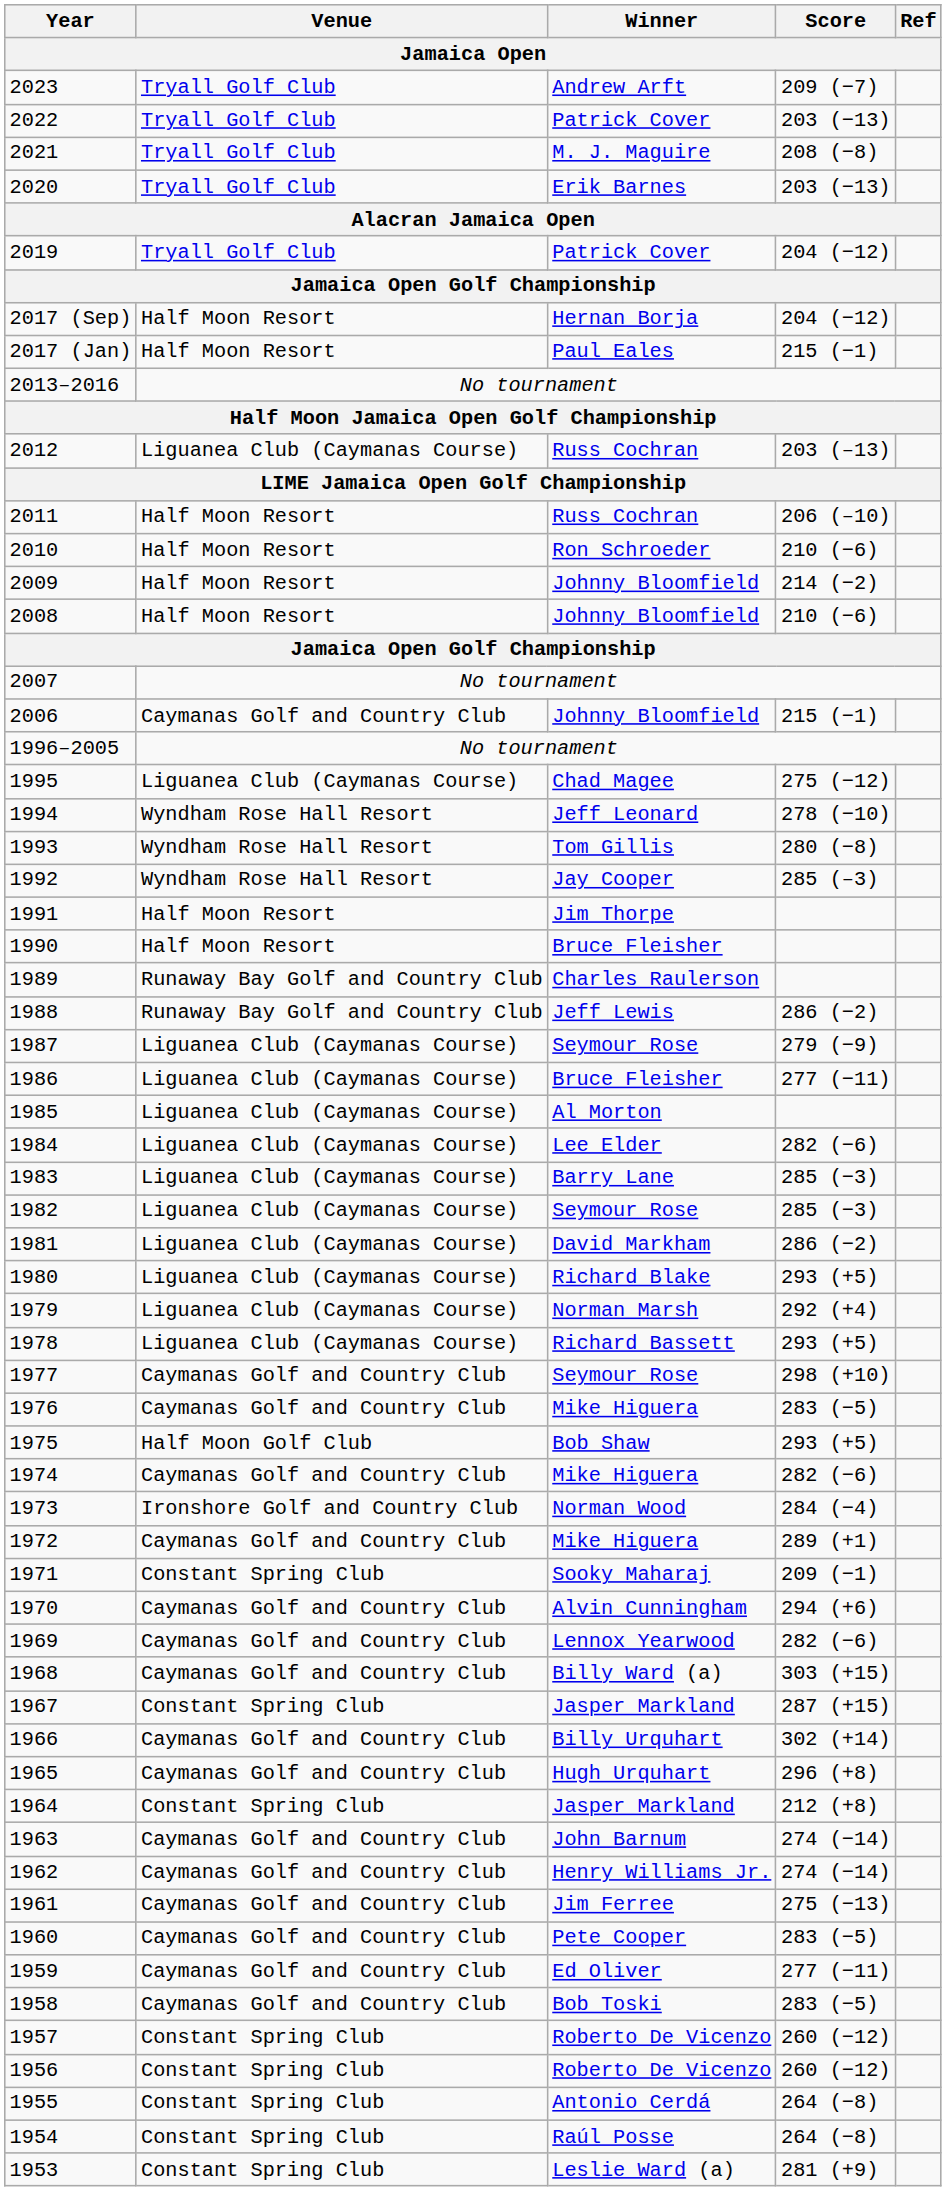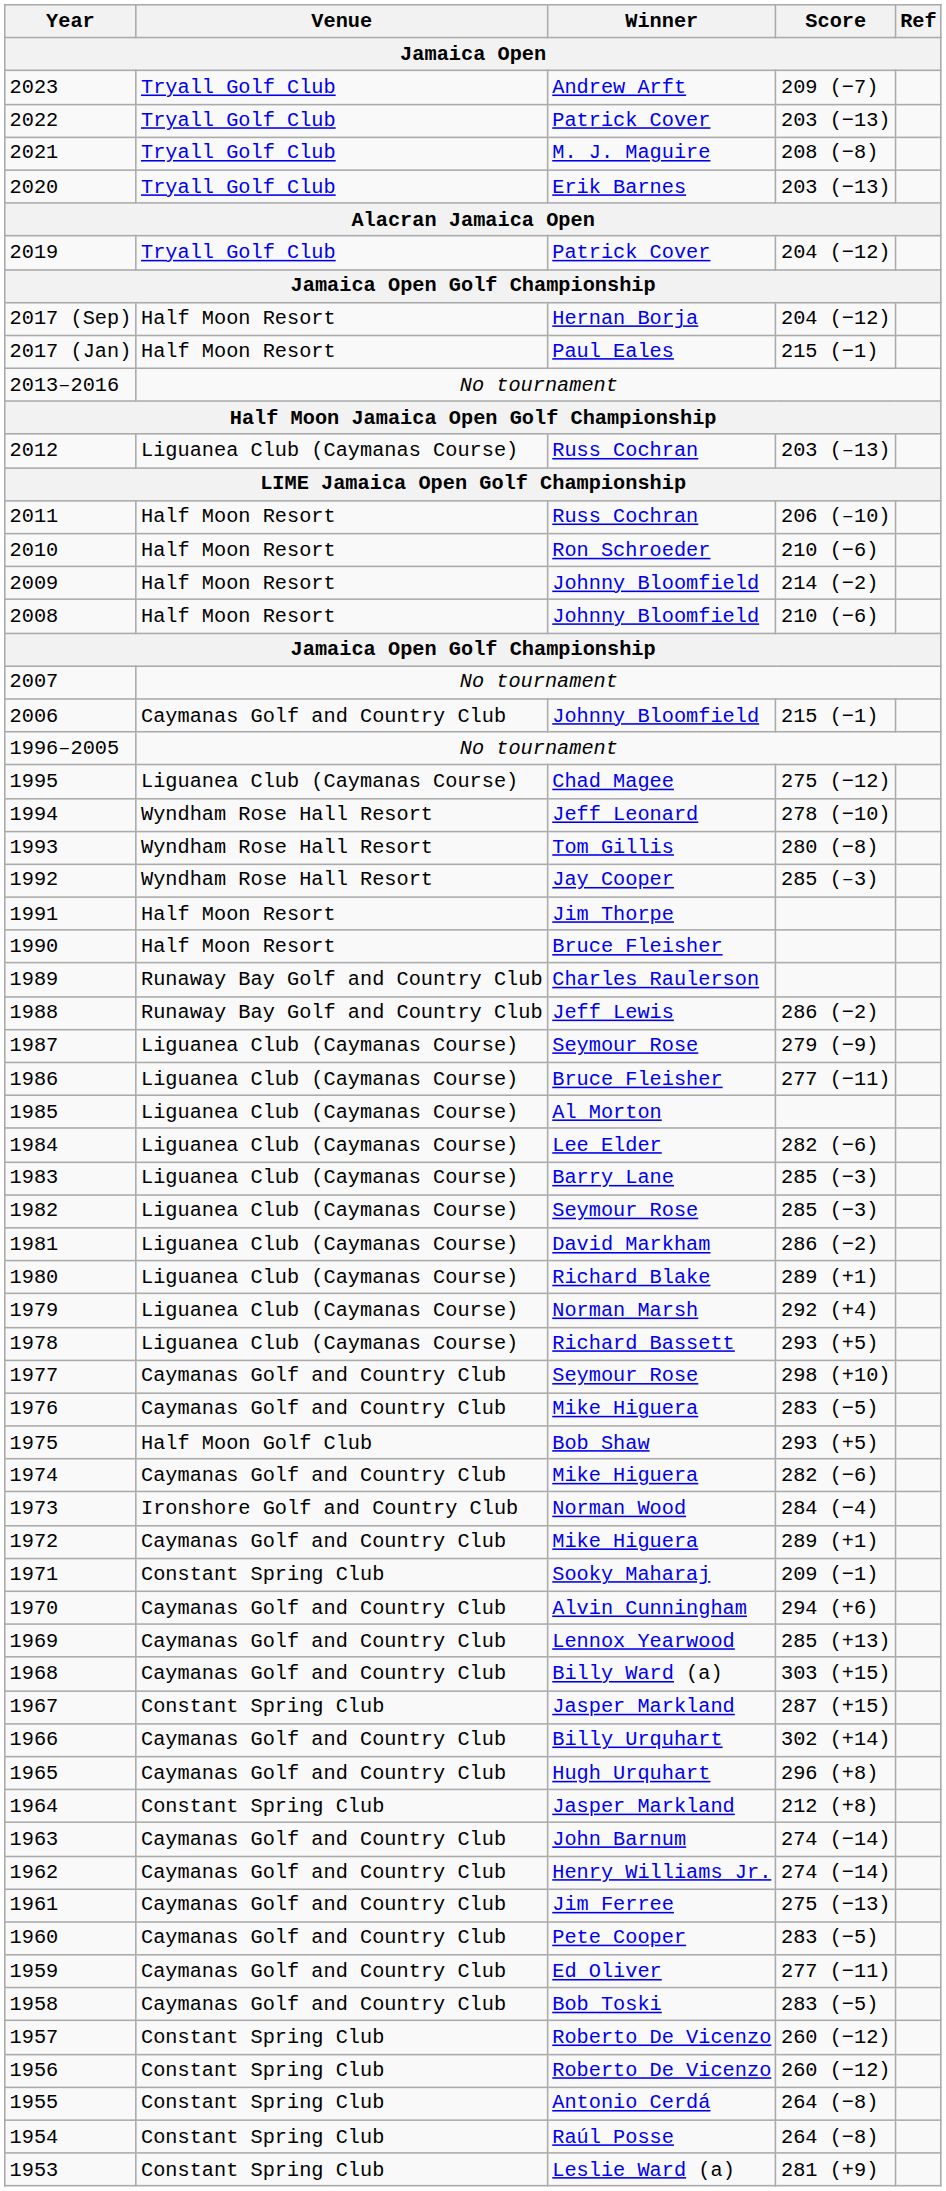(830, 1277) 293 (+5) -> (830, 1277) 289 (+1)
(830, 1641) 282 (−6) -> (836, 1641) 285 (+13)
